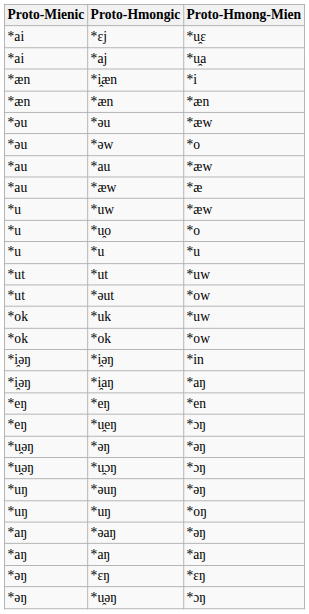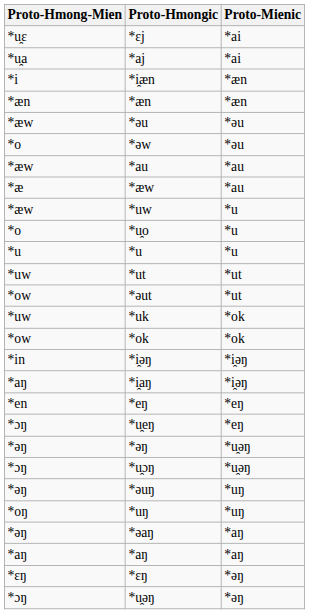columns swapped: (244, 15) <-> (46, 15)
